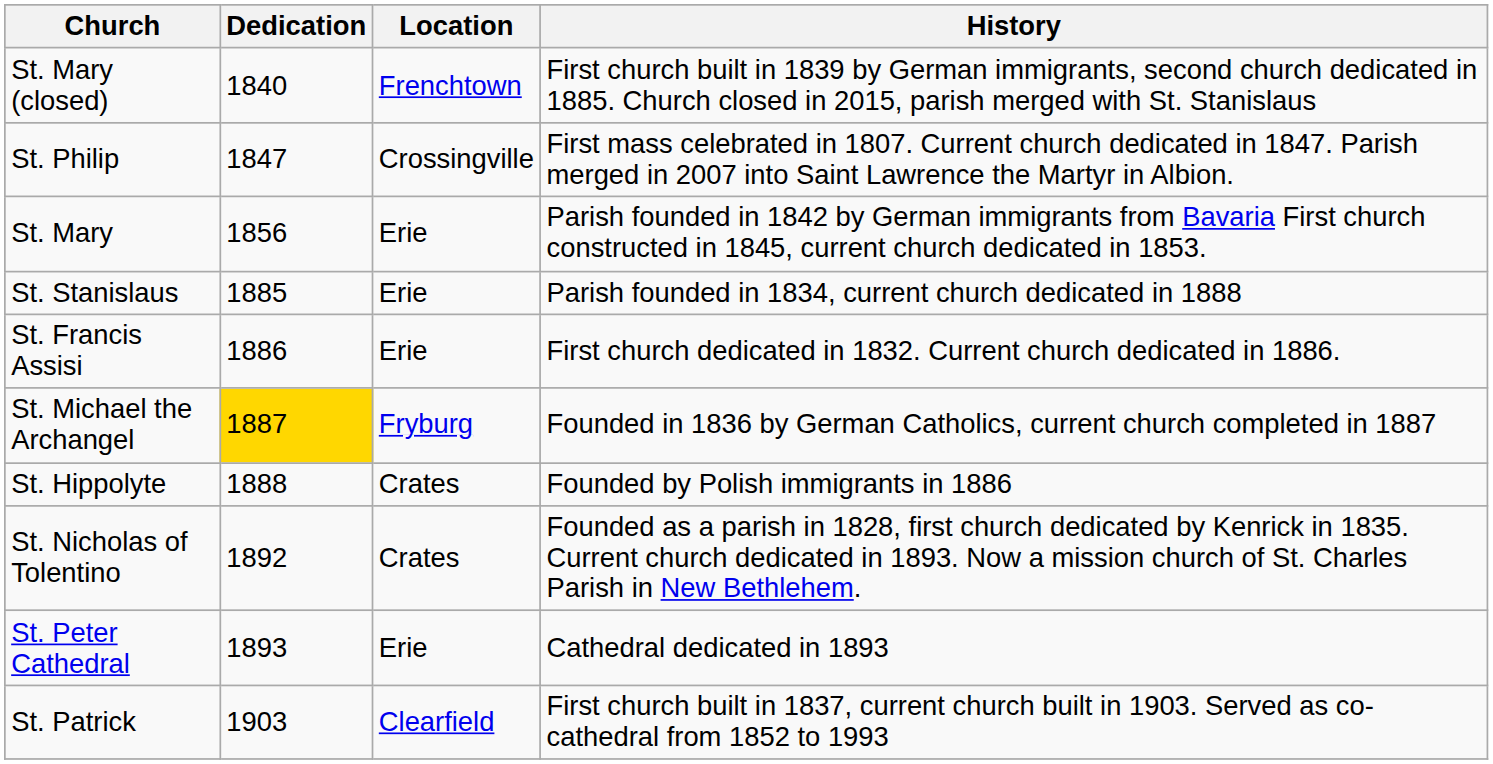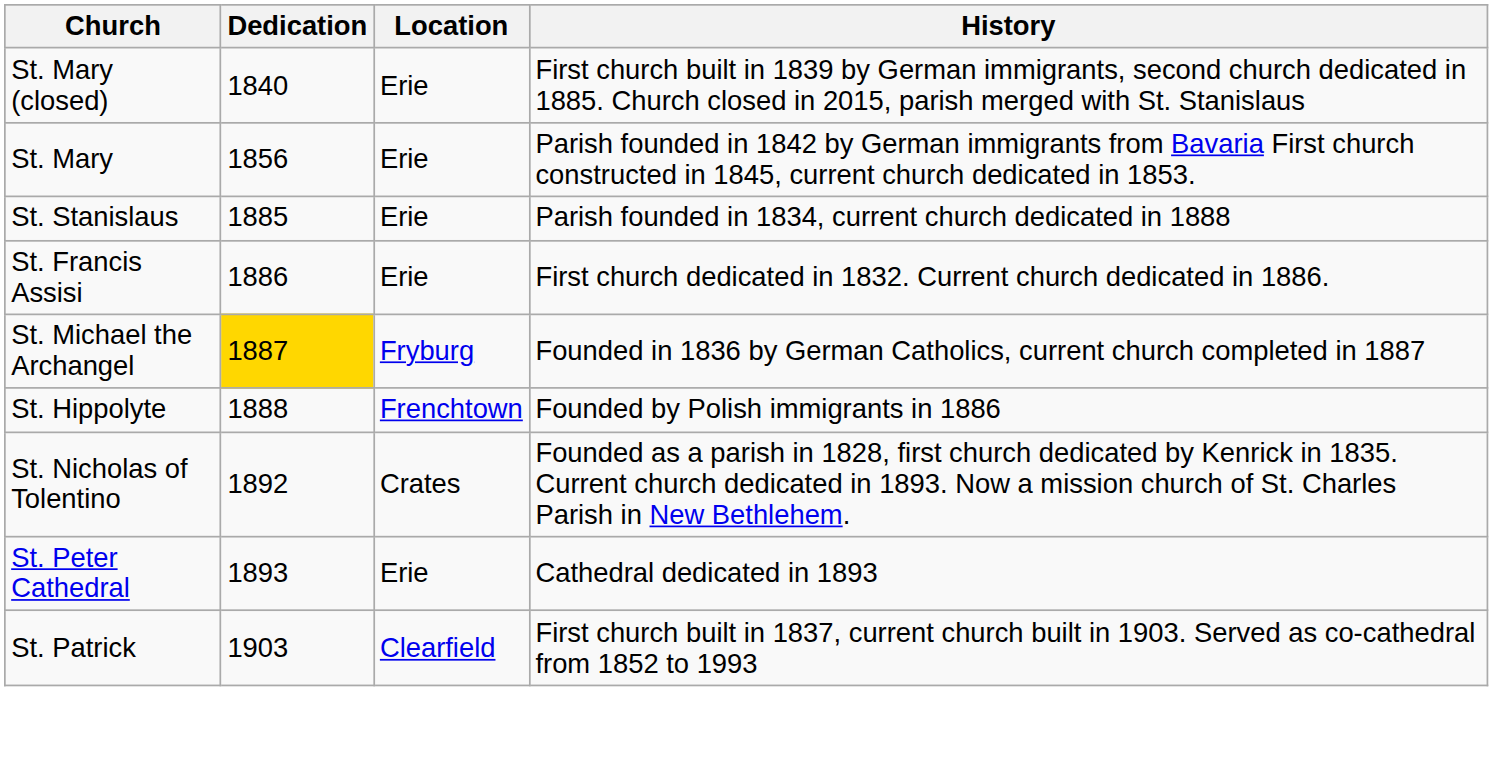(450, 84) Frenchtown -> (404, 84) Erie
- row: (65, 159)
(419, 483) Crates -> (451, 409) Frenchtown
